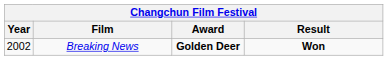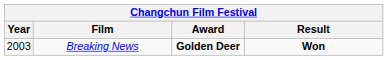(19, 47) 2002 -> (19, 47) 2003
